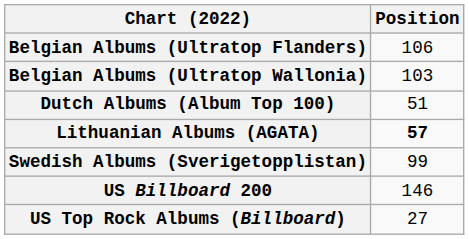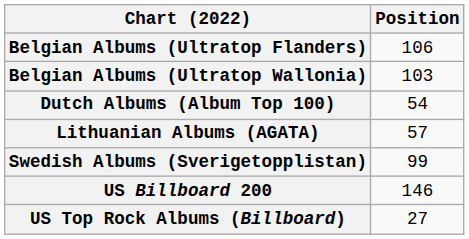(417, 105) 51 -> (417, 105) 54
(417, 133) bold -> (417, 133) normal
